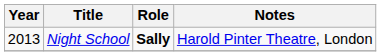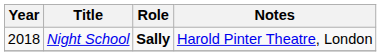(24, 39) 2013 -> (24, 39) 2018
